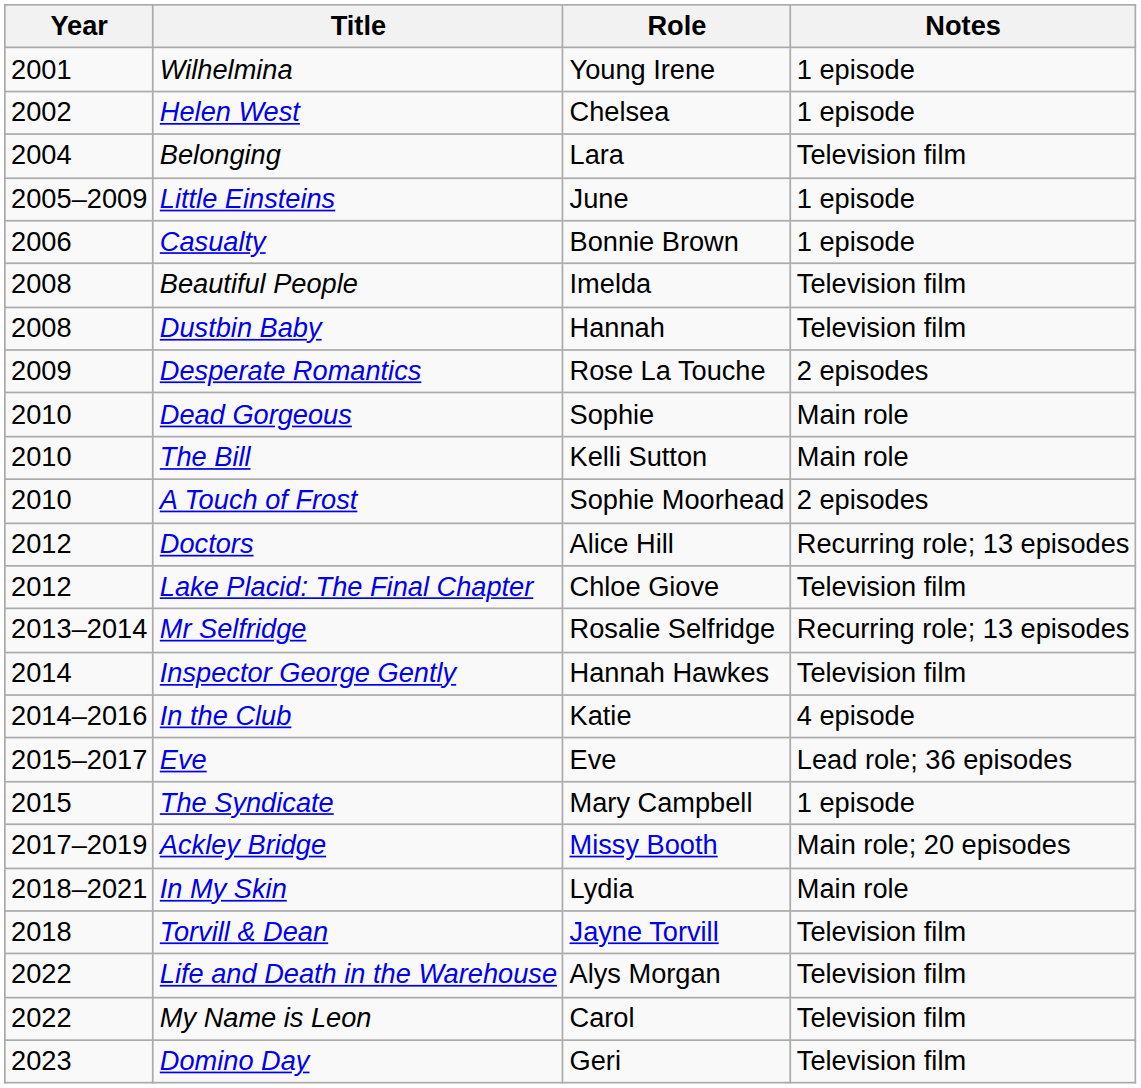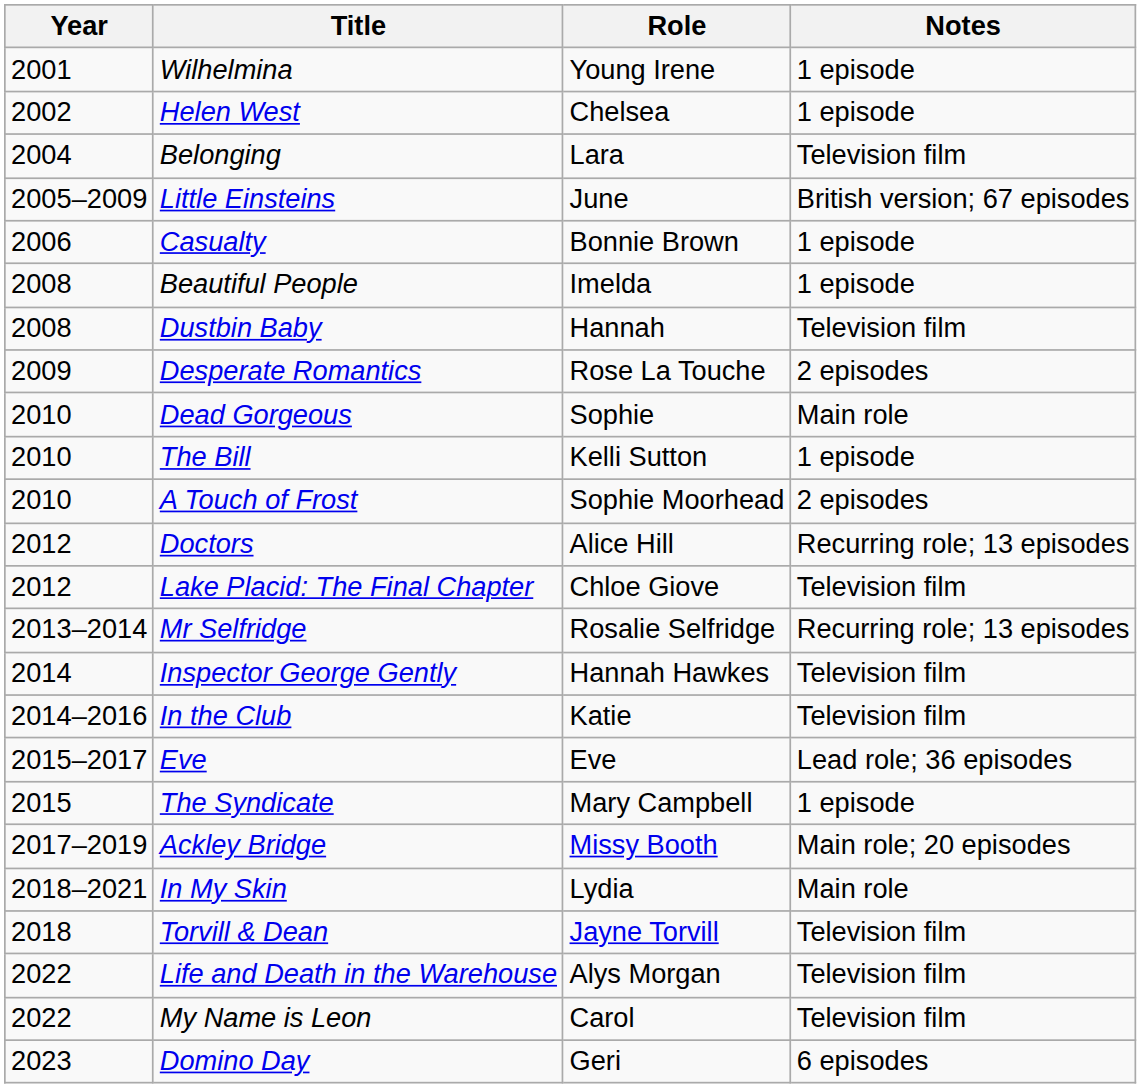(856, 198) 1 episode -> (963, 198) British version; 67 episodes
(881, 284) Television film -> (856, 284) 1 episode
(853, 457) Main role -> (856, 457) 1 episode
(856, 716) 4 episode -> (881, 716) Television film
(881, 1061) Television film -> (863, 1061) 6 episodes
